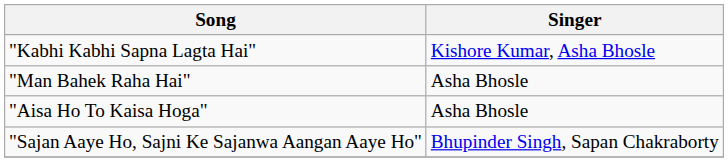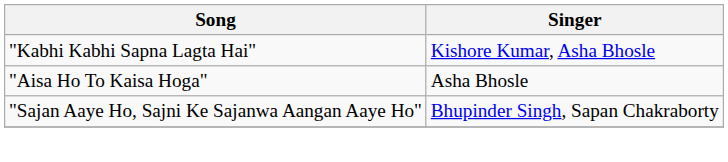- row: (100, 80)
